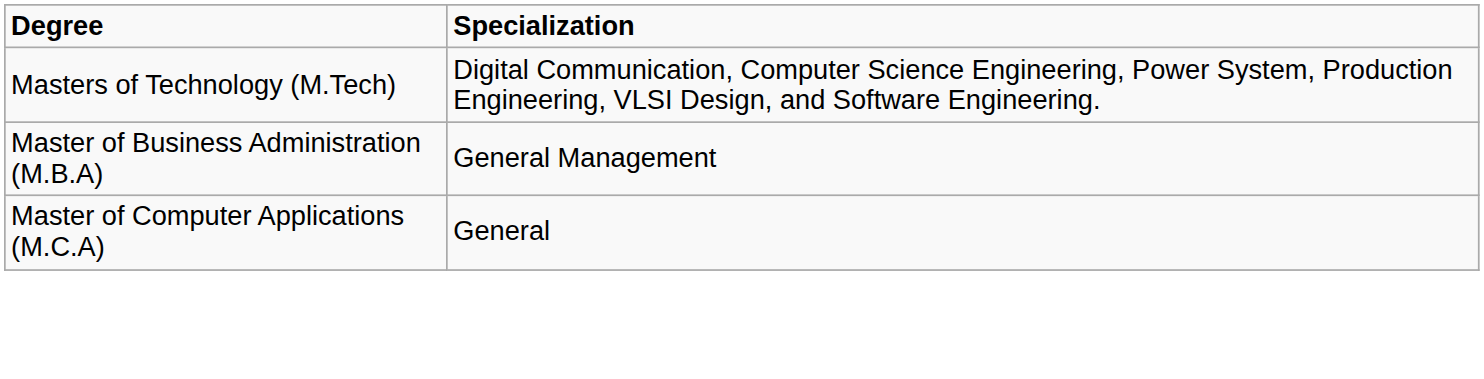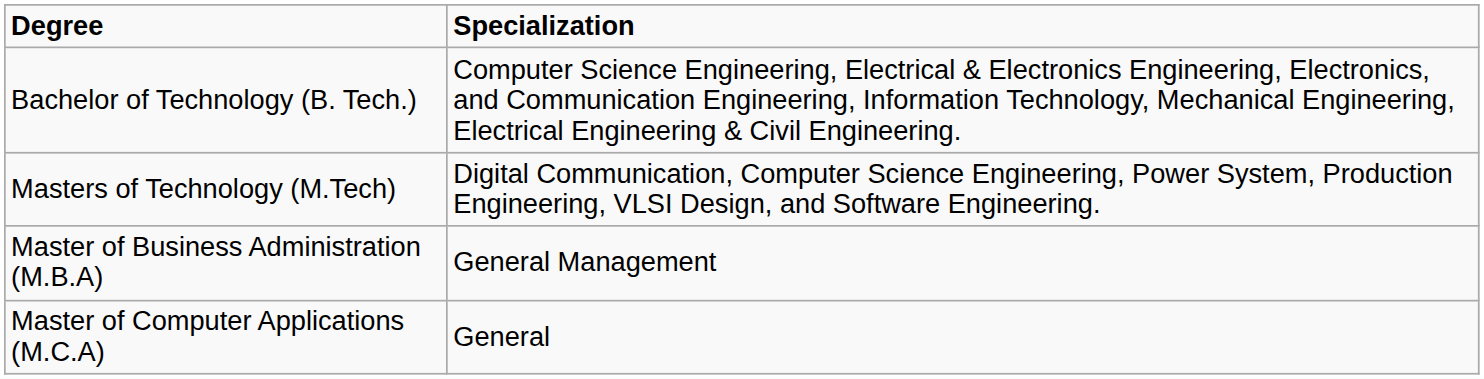+ row: (214, 99)
